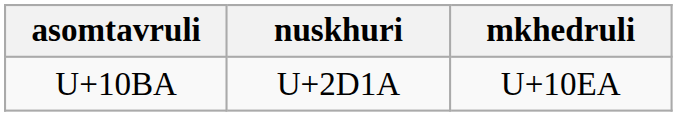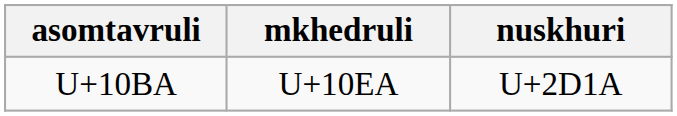columns swapped: (338, 30) <-> (561, 30)
